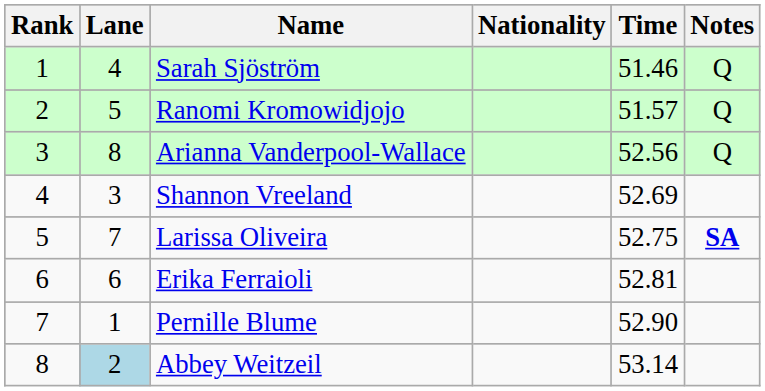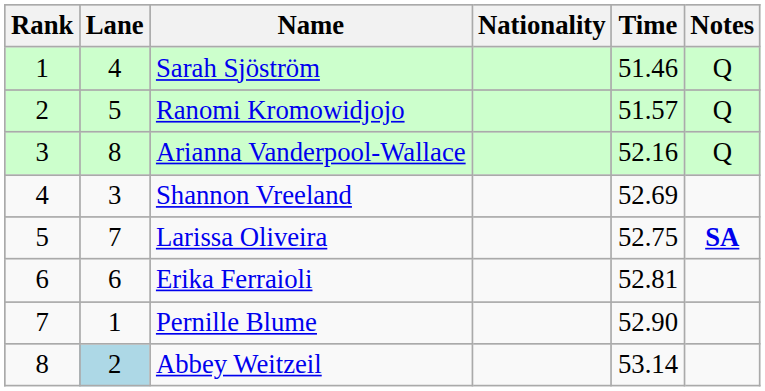(648, 152) 52.56 -> (648, 152) 52.16
